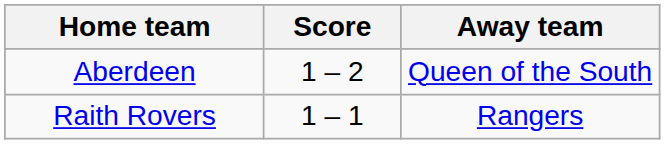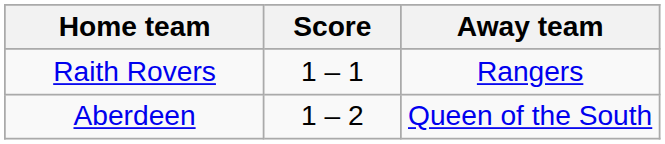rows swapped: (135, 71) <-> (135, 116)
